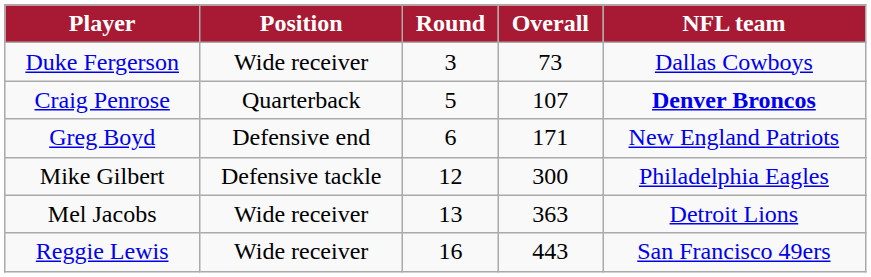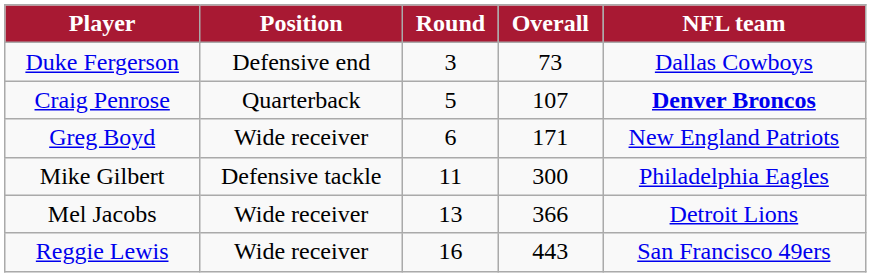(301, 61) Wide receiver -> (301, 61) Defensive end
(301, 137) Defensive end -> (301, 137) Wide receiver
(450, 175) 12 -> (450, 175) 11
(550, 213) 363 -> (550, 213) 366
